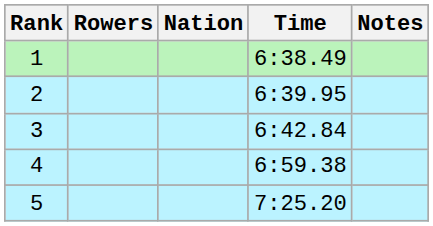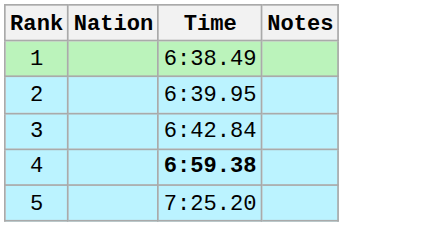- column: (113, 23)
(300, 167) normal -> (210, 167) bold
